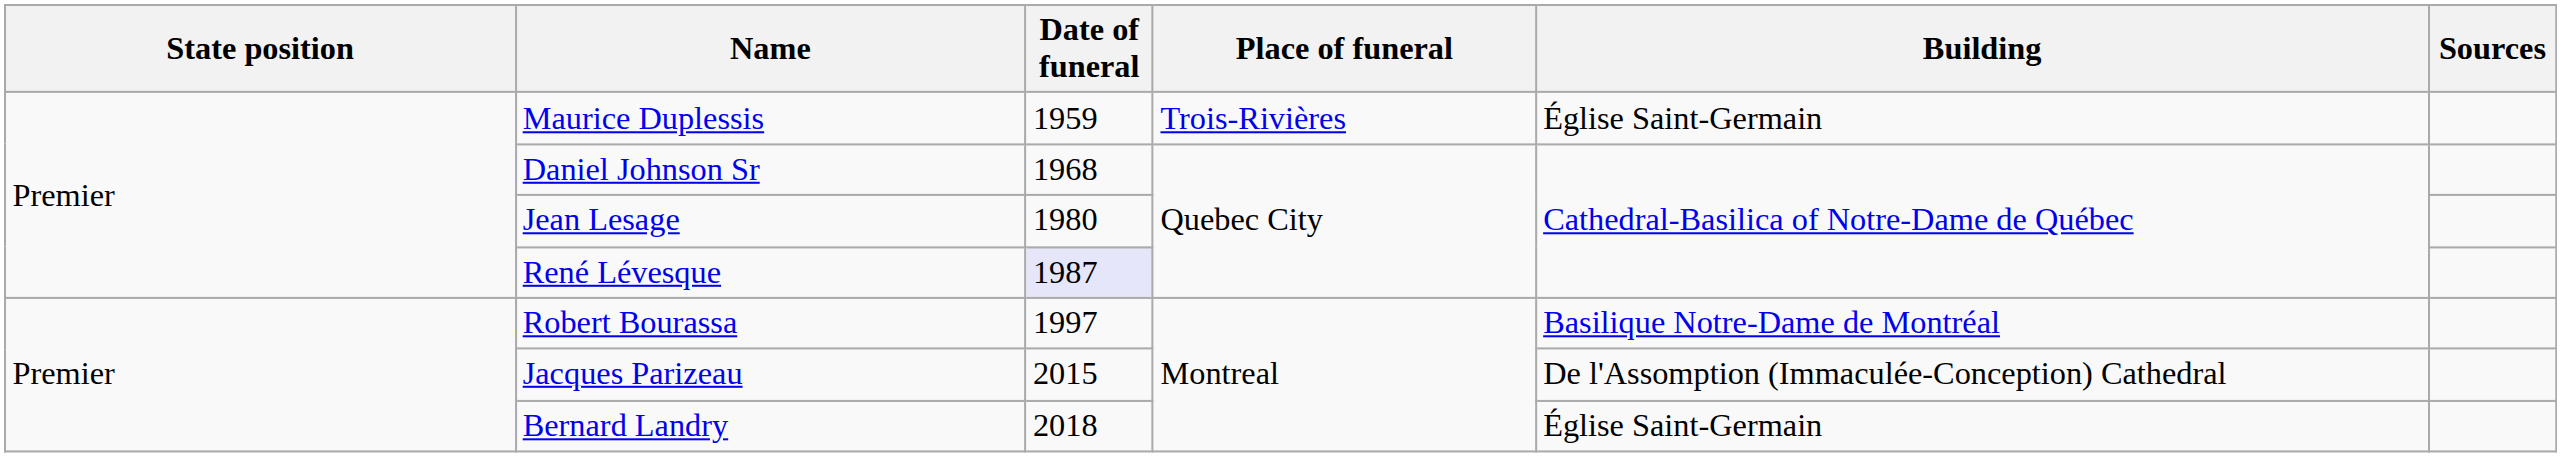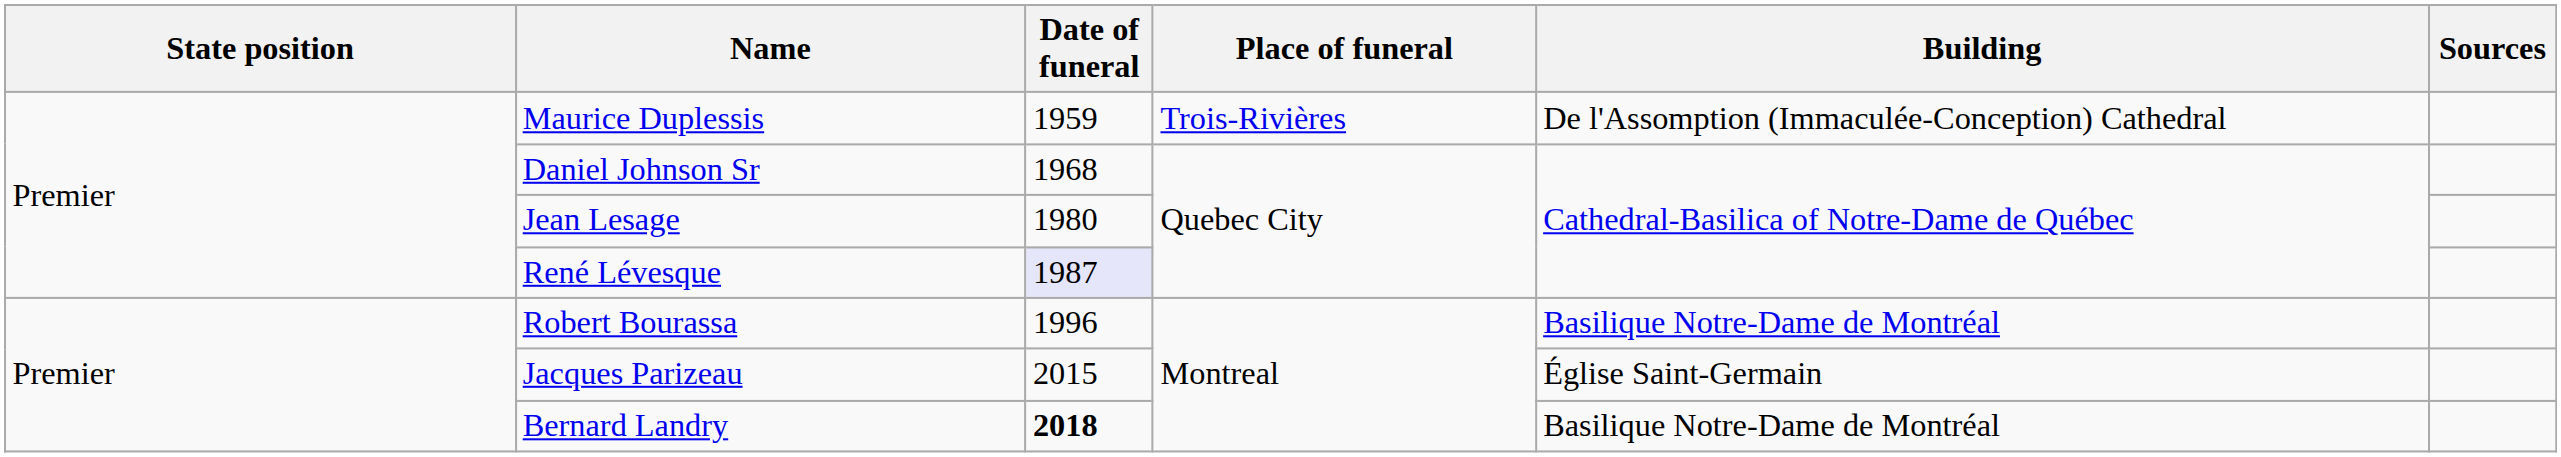(1683, 117) Église Saint-Germain -> (1885, 117) De l'Assomption (Immaculée-Conception) Cathedral
(1065, 322) 1997 -> (1065, 322) 1996
(1885, 374) De l'Assomption (Immaculée-Conception) Cathedral -> (1683, 374) Église Saint-Germain
(1065, 425) normal -> (1065, 425) bold
(1683, 425) Église Saint-Germain -> (1772, 425) Basilique Notre-Dame de Montréal
